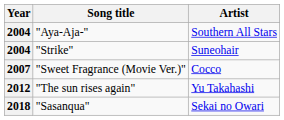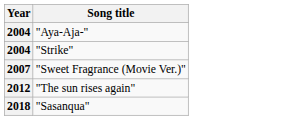- column: (234, 13)
